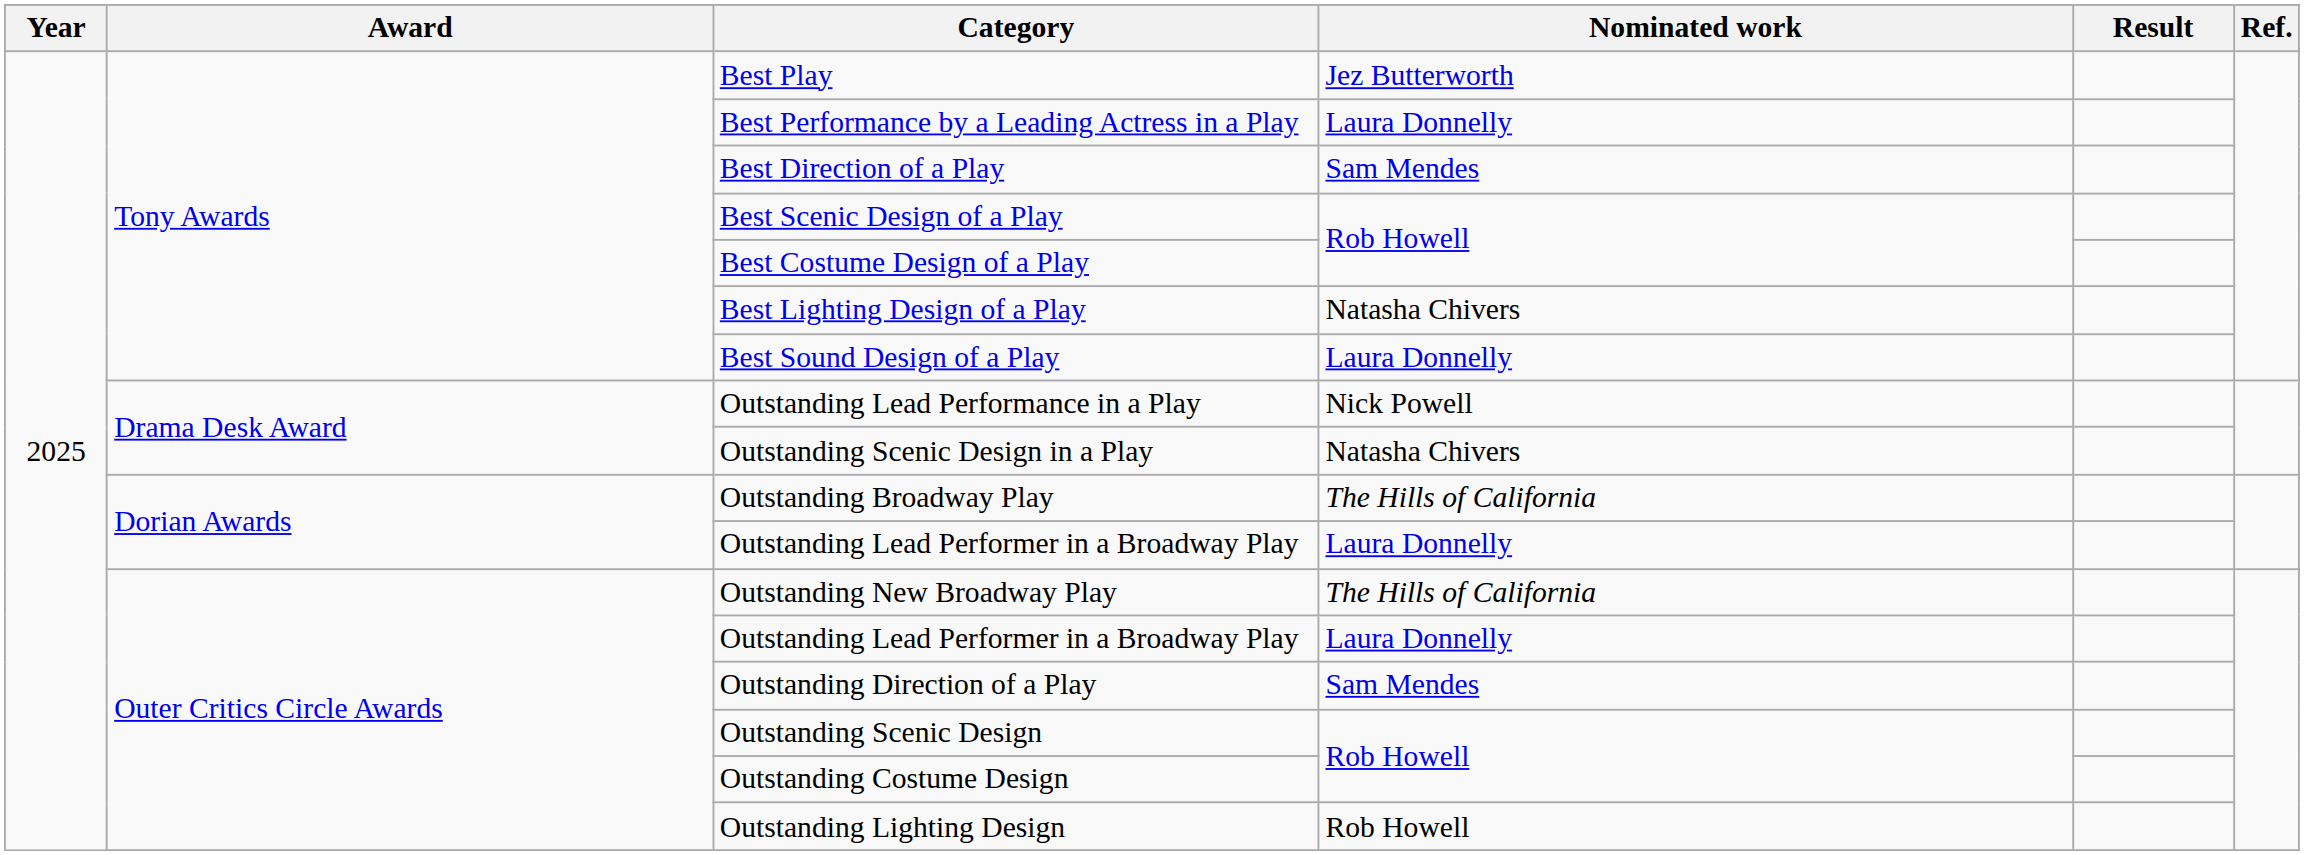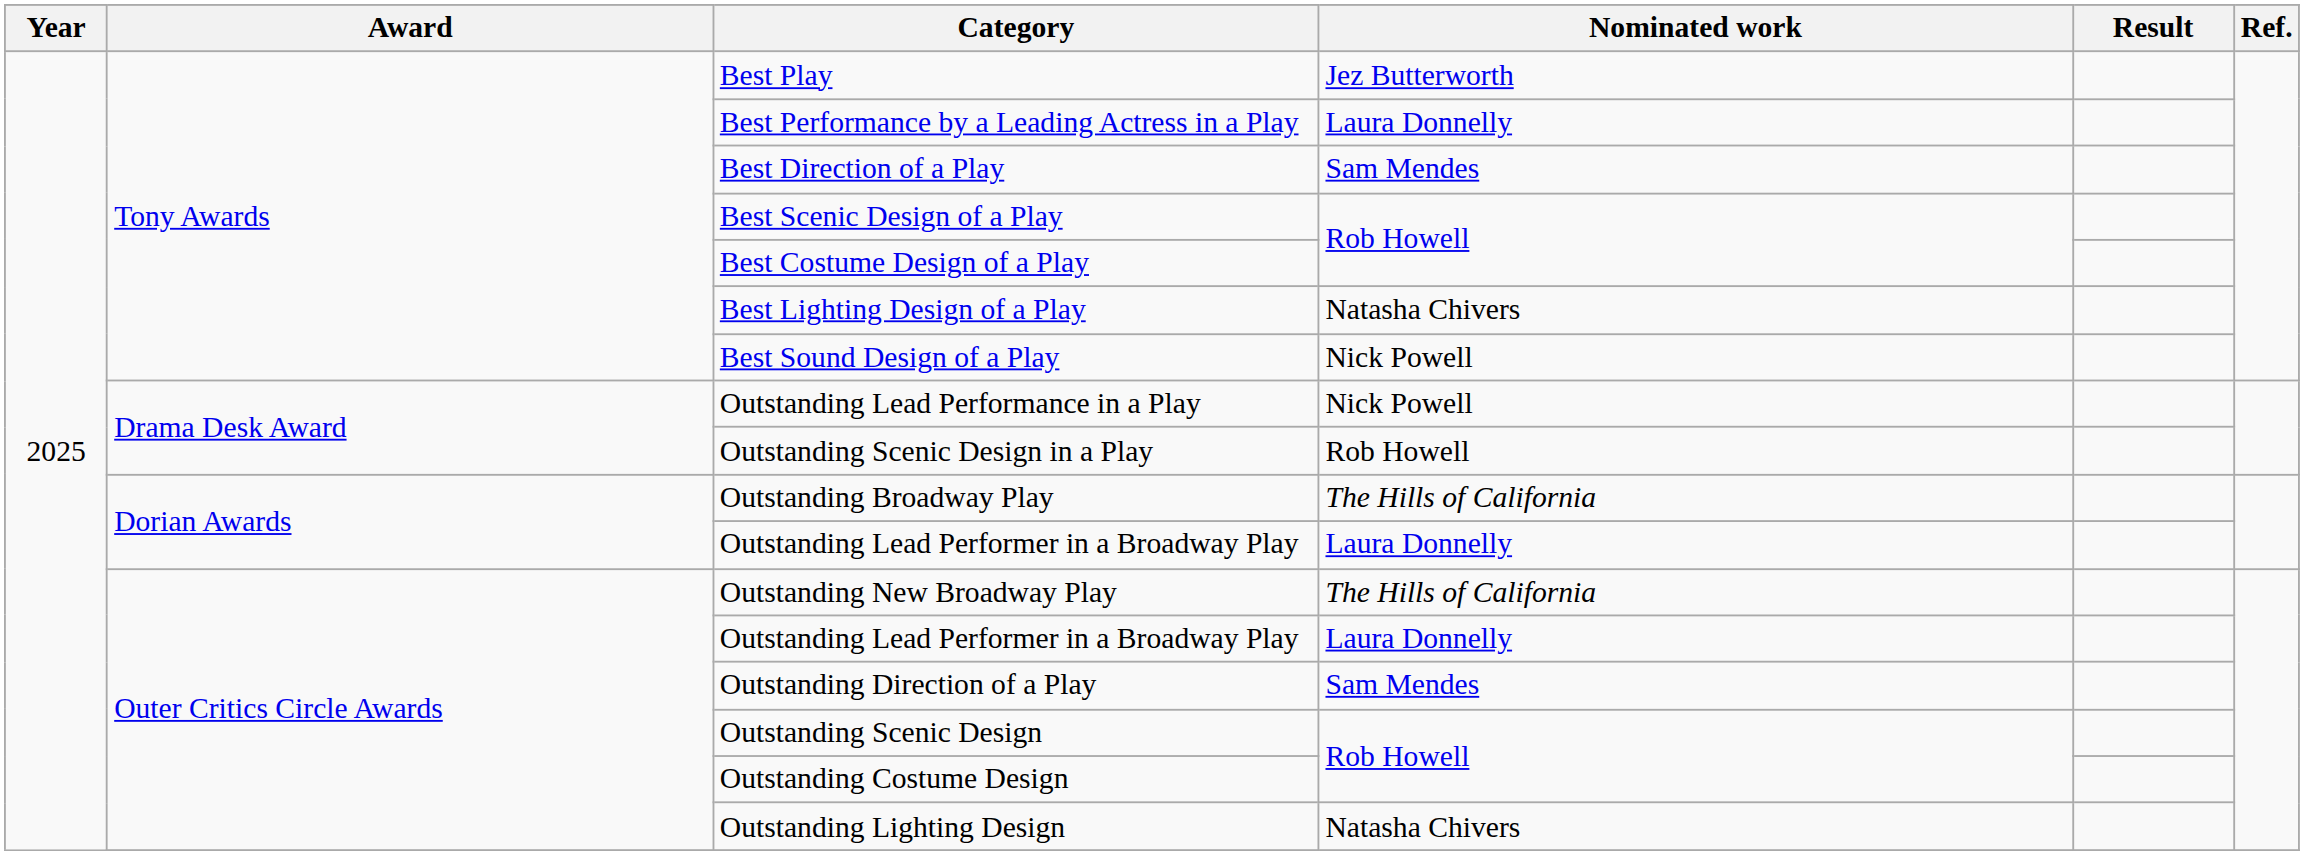(1419, 356) Laura Donnelly -> (1399, 356) Nick Powell
(1423, 450) Natasha Chivers -> (1397, 450) Rob Howell
(1397, 826) Rob Howell -> (1423, 826) Natasha Chivers
